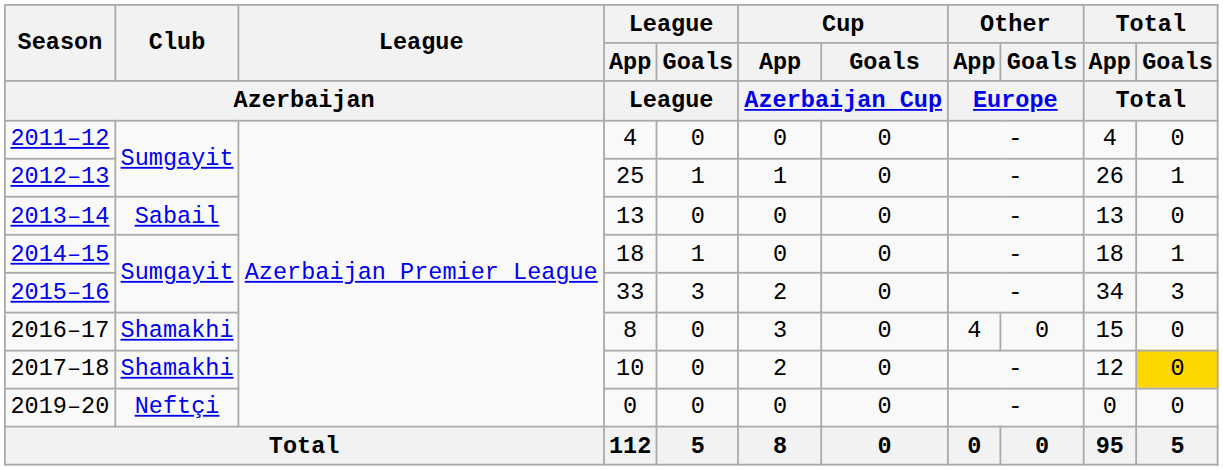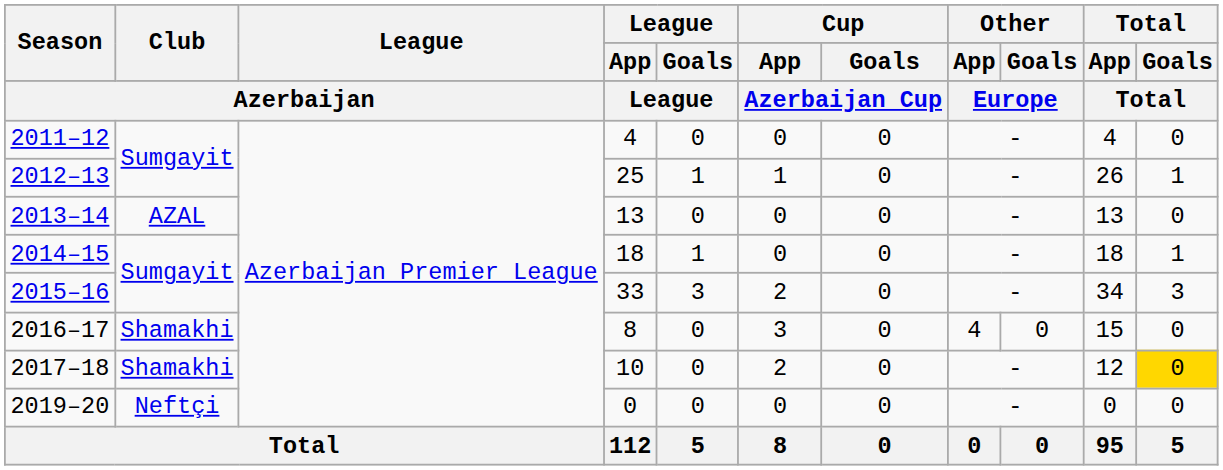(177, 216) Sabail -> (177, 216) AZAL
